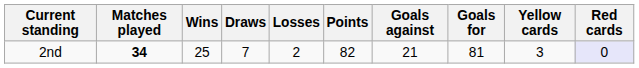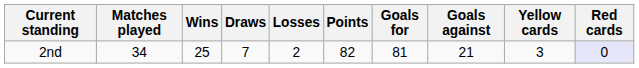columns swapped: (476, 22) <-> (410, 22)
(139, 52) bold -> (139, 52) normal
